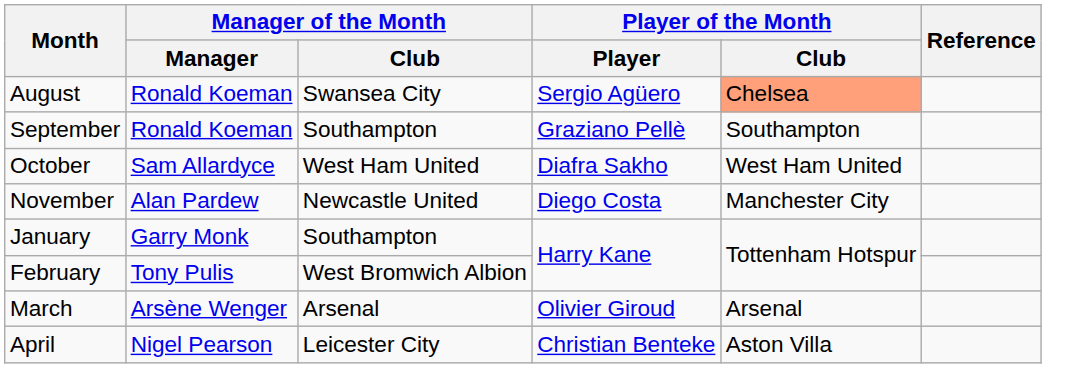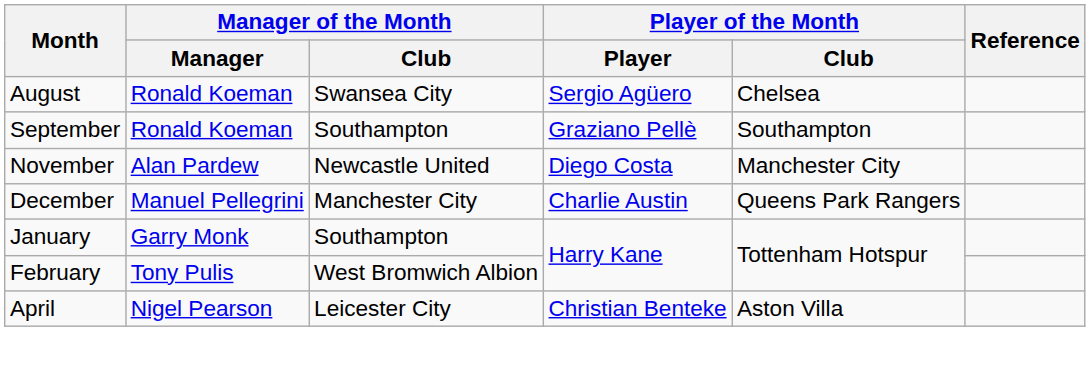(767, 93) lightsalmon background -> (778, 93) no background
- row: (50, 165)
+ row: (62, 201)
- row: (41, 308)
